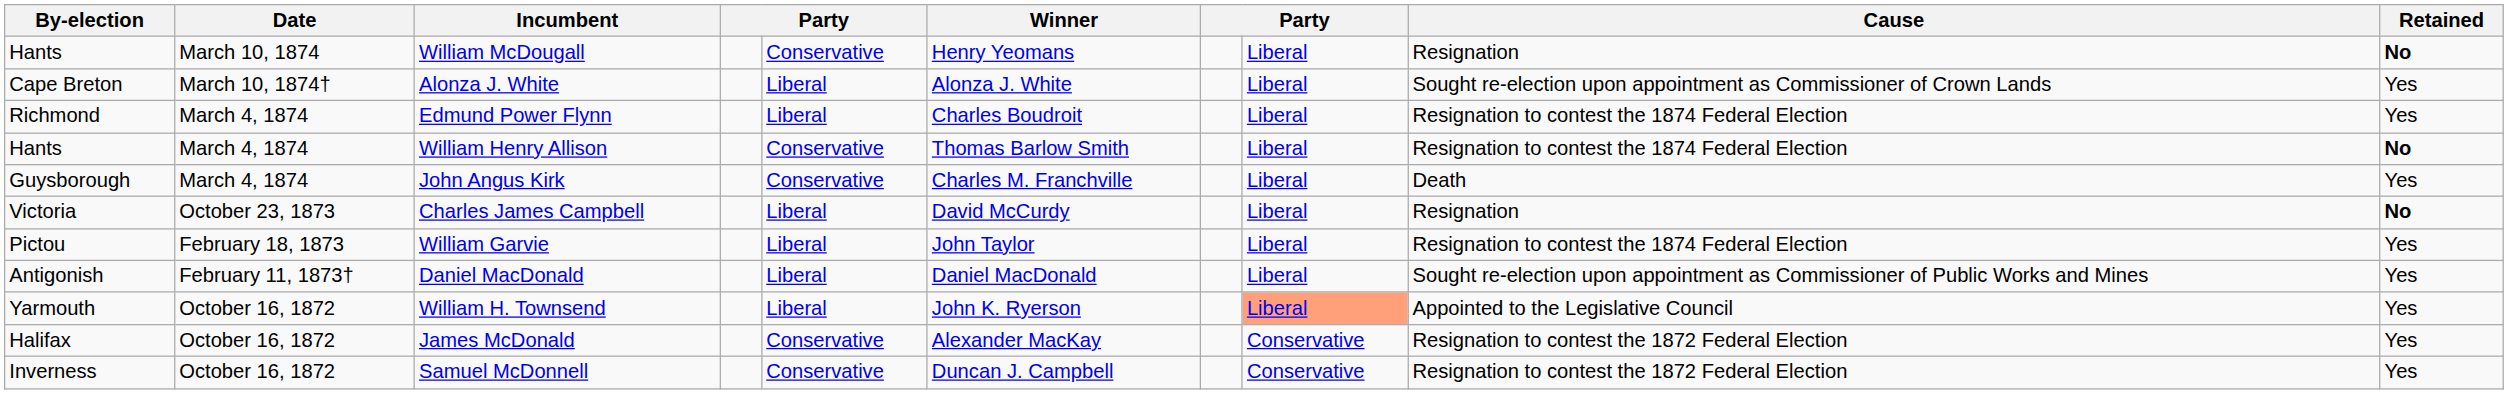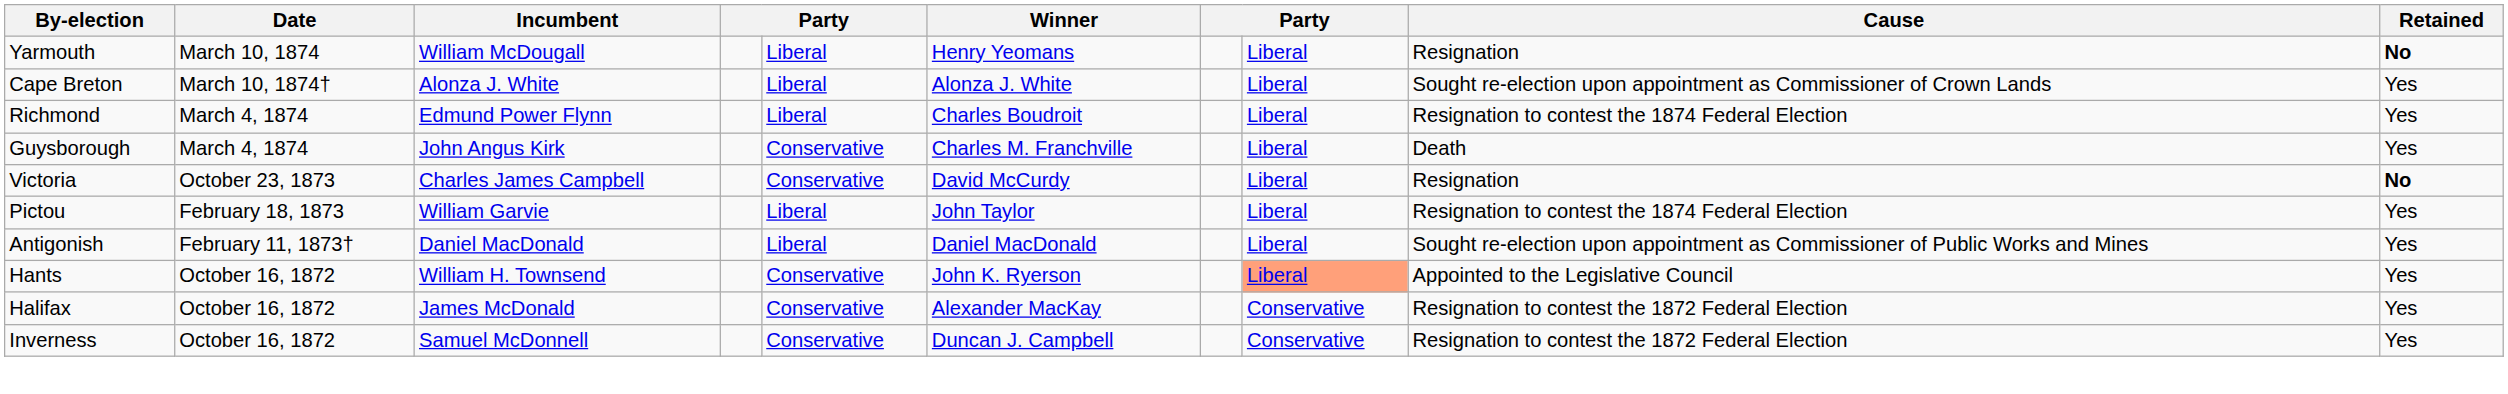(36, 52) Hants -> (52, 52) Yarmouth
(825, 52) Conservative -> (797, 52) Liberal
- row: (513, 148)
(797, 212) Liberal -> (825, 180) Conservative
(52, 308) Yarmouth -> (36, 276) Hants
(797, 308) Liberal -> (825, 276) Conservative
